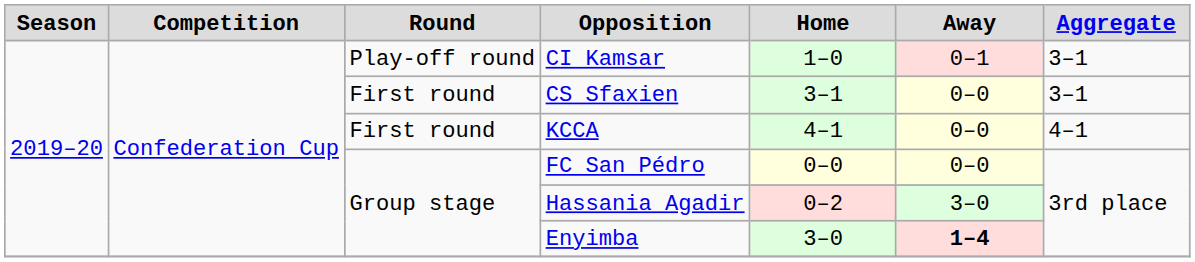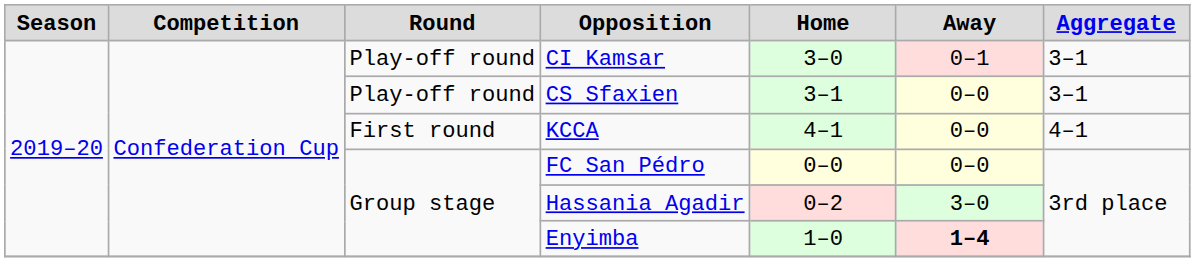(823, 59) 1–0 -> (823, 59) 3–0
(422, 95) First round -> (442, 95) Play-off round
(823, 239) 3–0 -> (823, 239) 1–0
